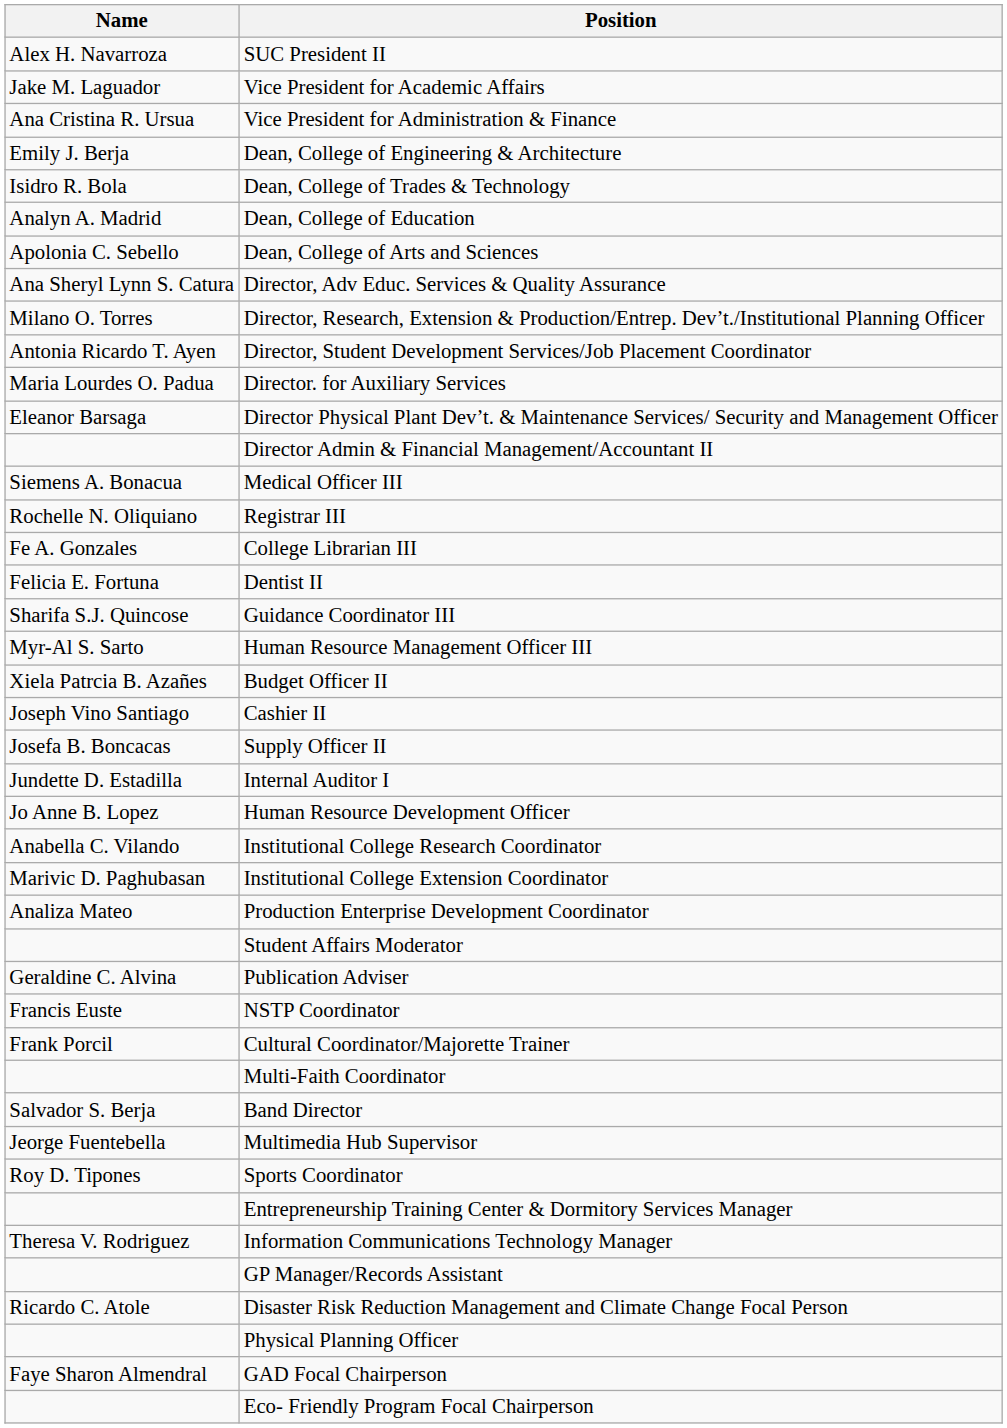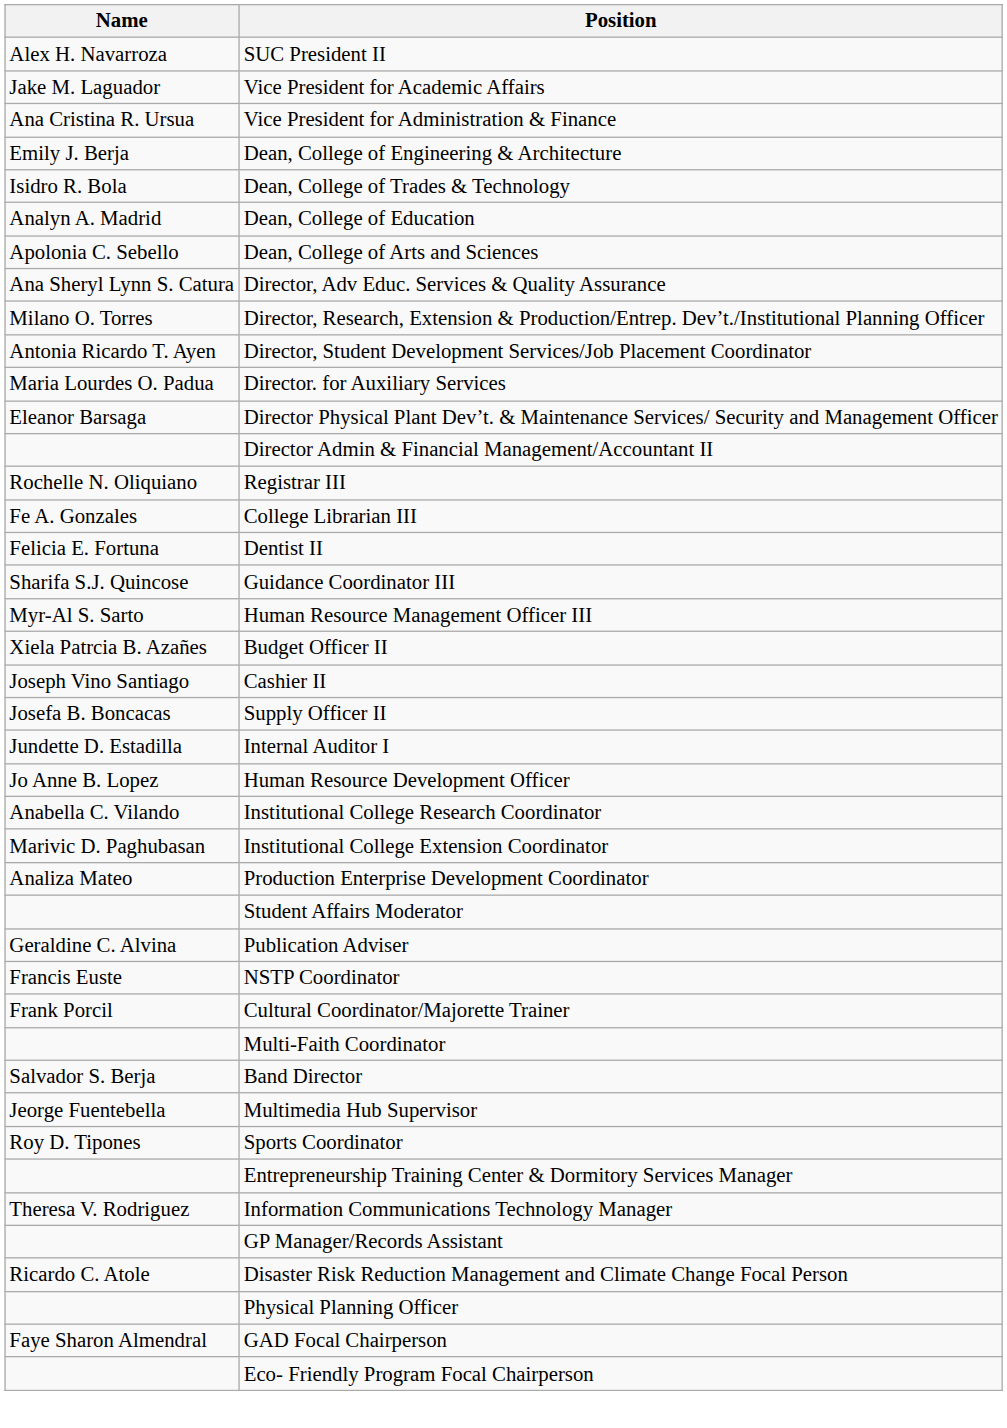- row: (323, 482)
